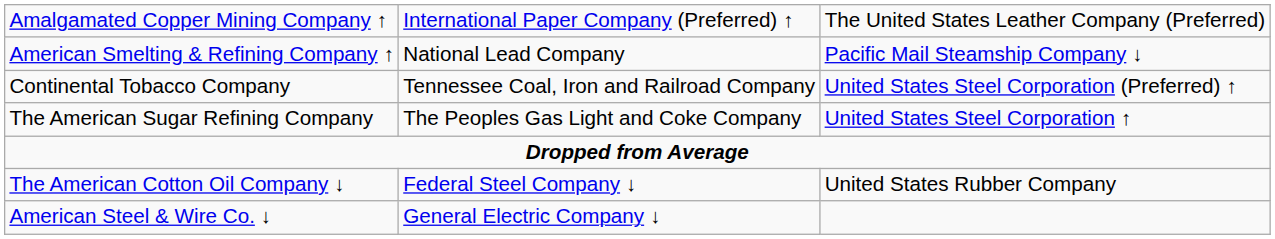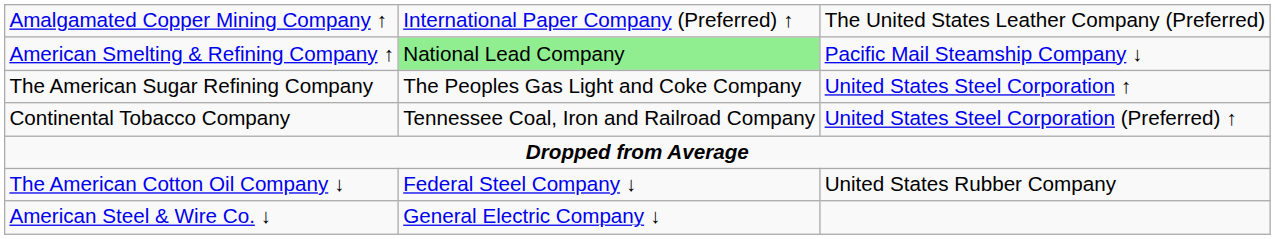(514, 53) no background -> (514, 53) lightgreen background
rows swapped: (191, 119) <-> (150, 86)
